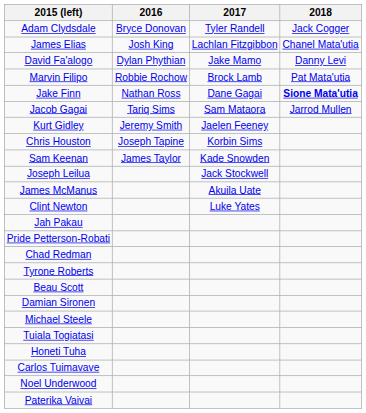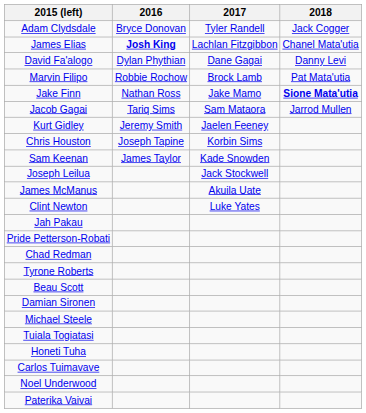(151, 45) normal -> (151, 45) bold
(235, 61) Jake Mamo -> (235, 61) Dane Gagai
(235, 94) Dane Gagai -> (235, 94) Jake Mamo
